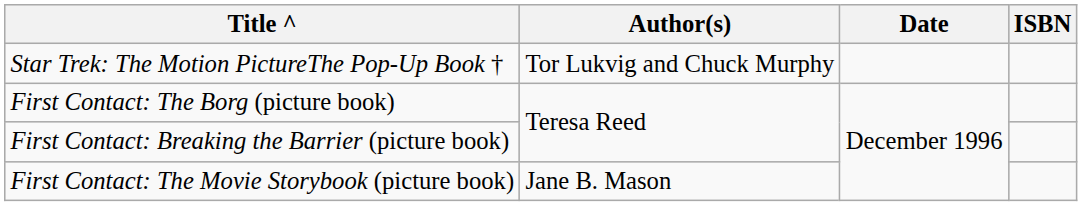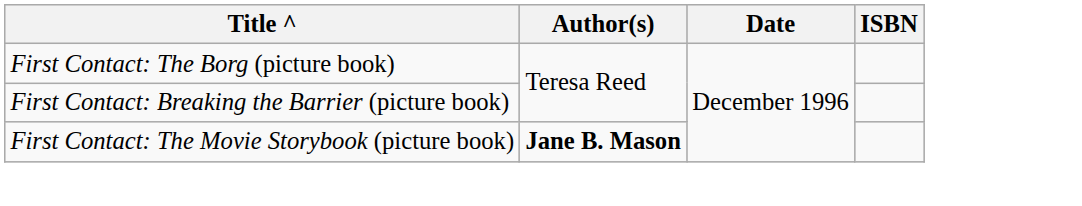- row: (257, 63)
(598, 180) normal -> (603, 141) bold
